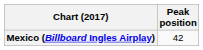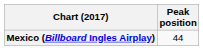(178, 38) 42 -> (178, 38) 44
